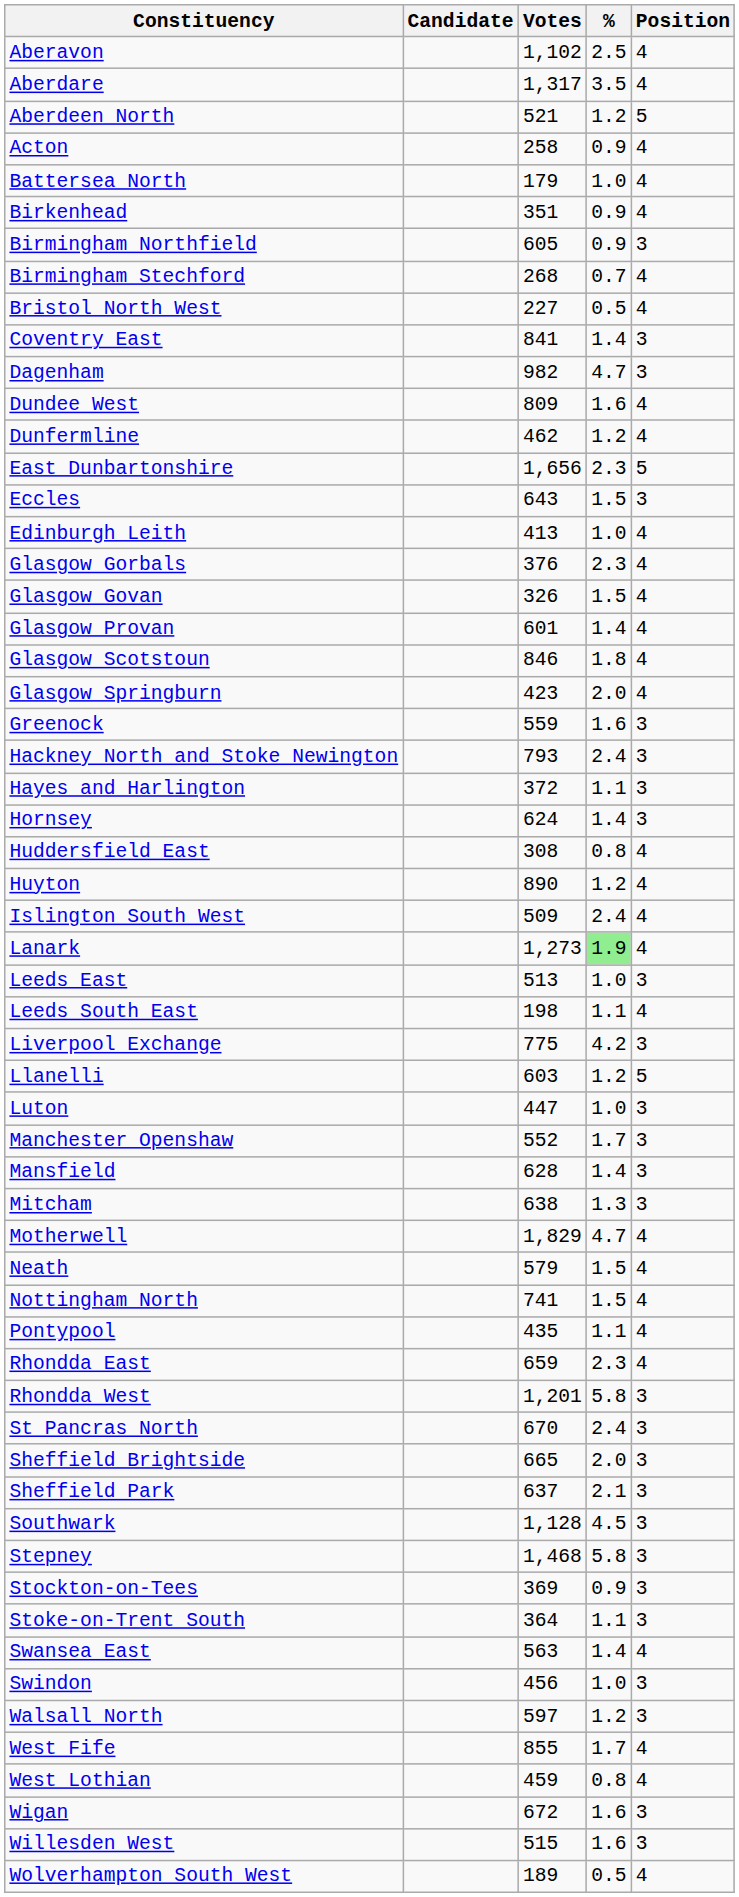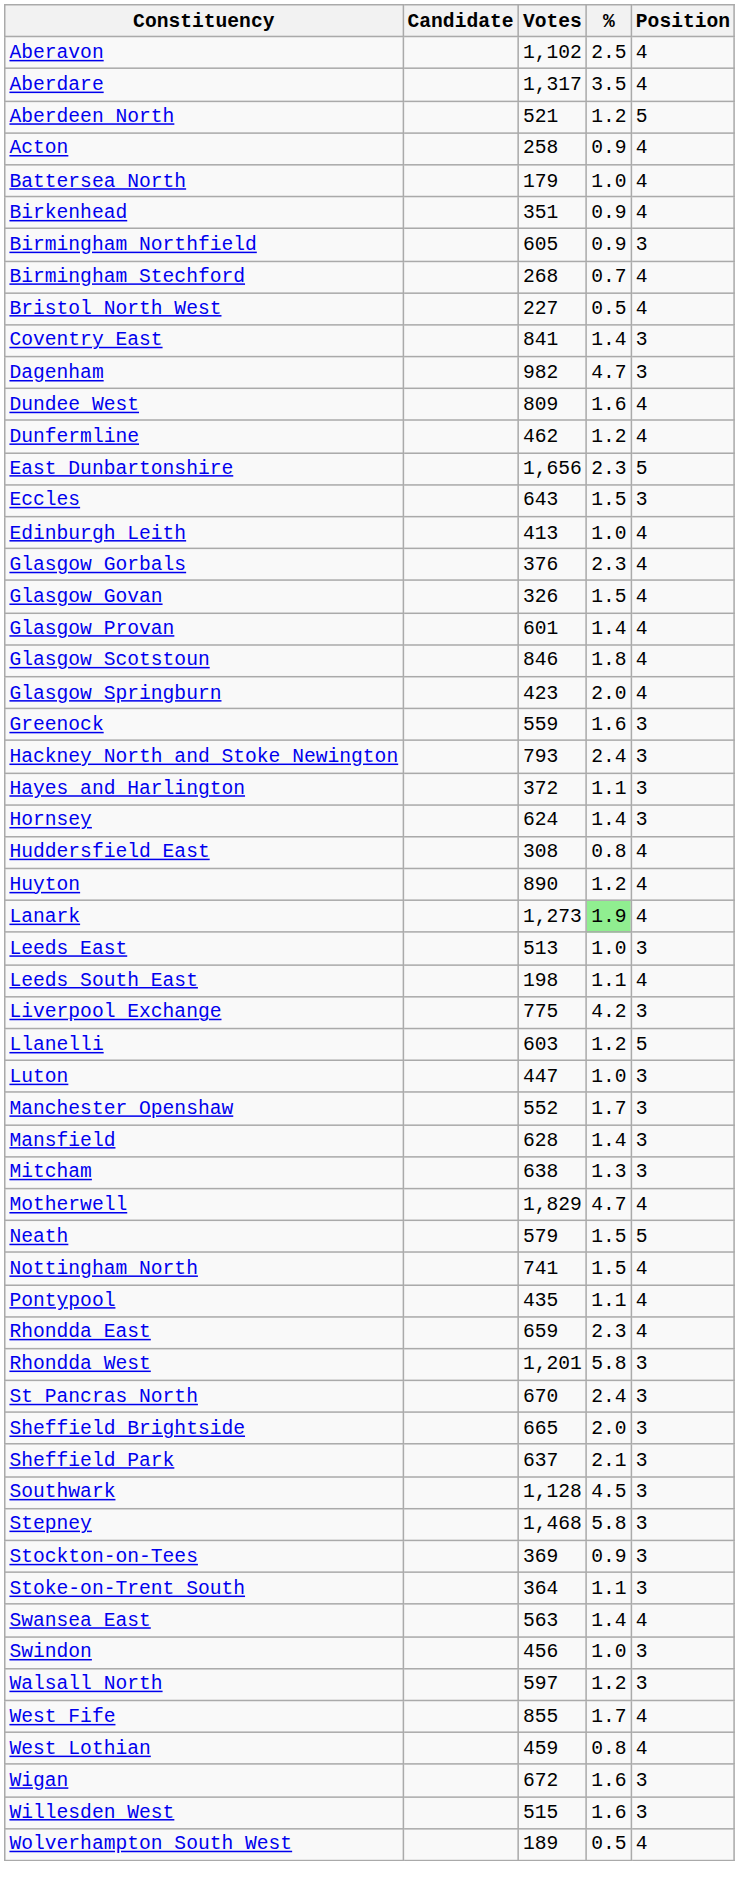- row: (127, 917)
(642, 1268) 4 -> (642, 1236) 5
